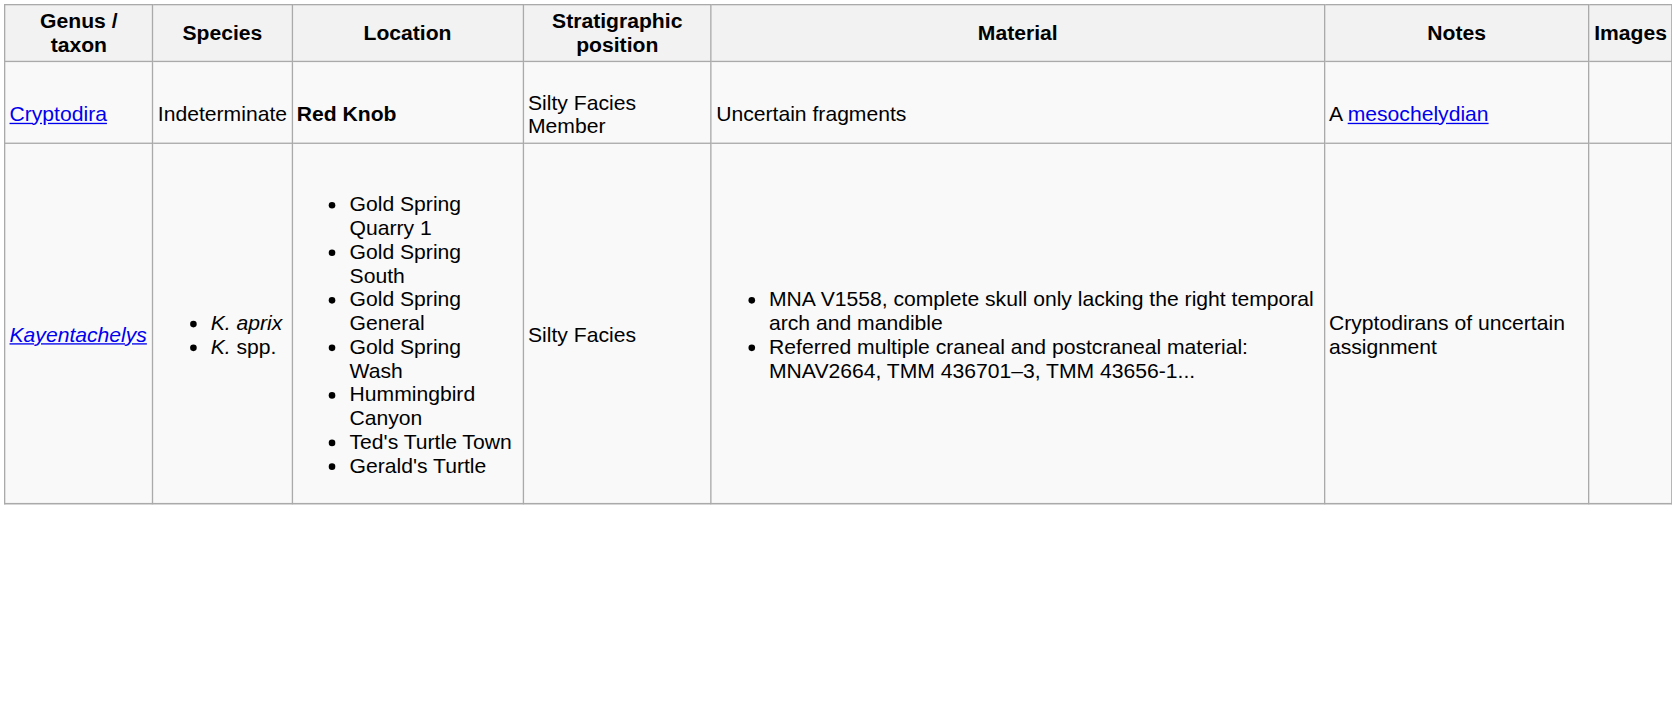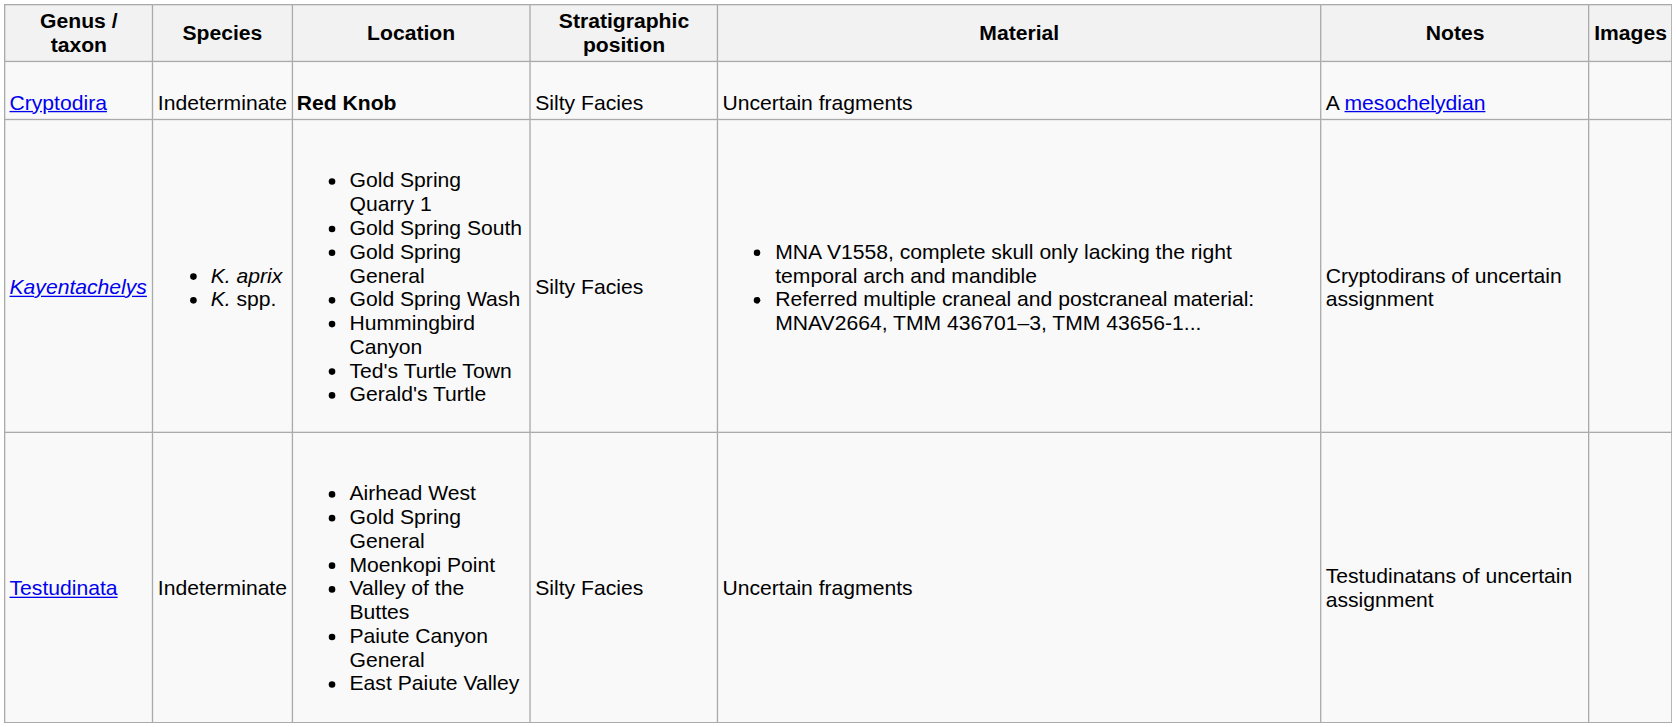(582, 114) Silty Facies Member -> (589, 102) Silty Facies
+ row: (64, 589)
